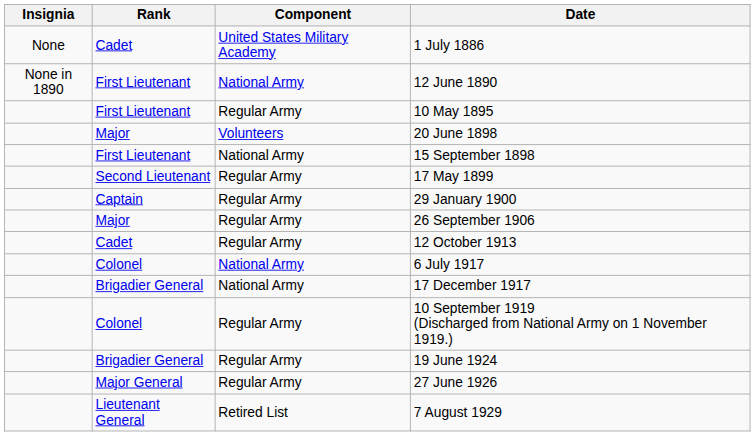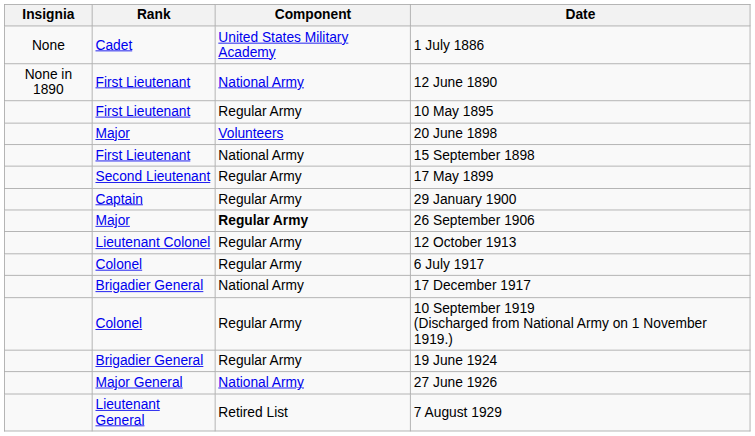(260, 220) normal -> (263, 220) bold
(114, 242) Cadet -> (153, 242) Lieutenant Colonel
(261, 264) National Army -> (260, 264) Regular Army
(260, 382) Regular Army -> (261, 382) National Army
